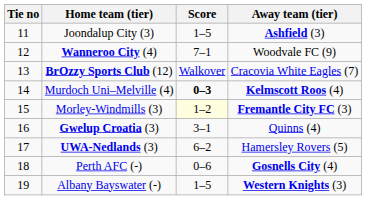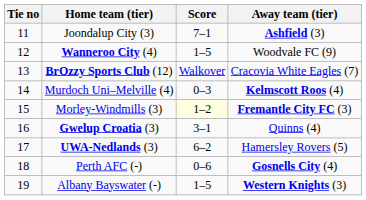(202, 33) 1–5 -> (202, 33) 7–1
(202, 52) 7–1 -> (202, 52) 1–5
(202, 90) bold -> (202, 90) normal
